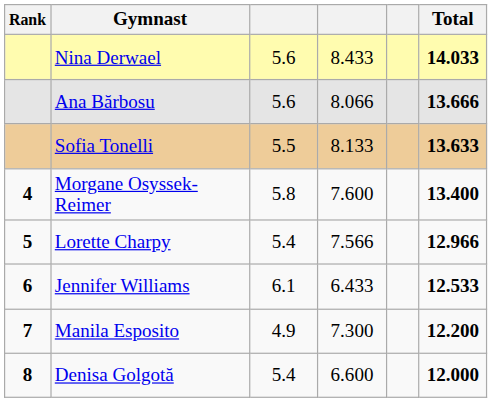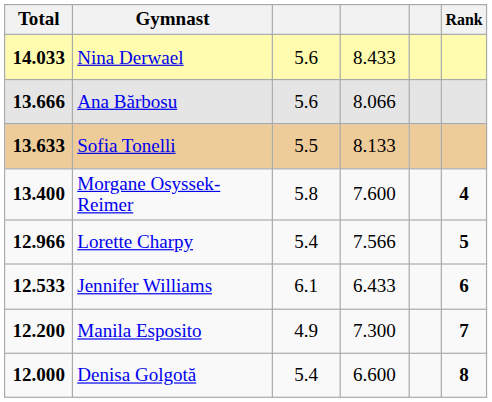columns swapped: (28, 20) <-> (453, 19)
